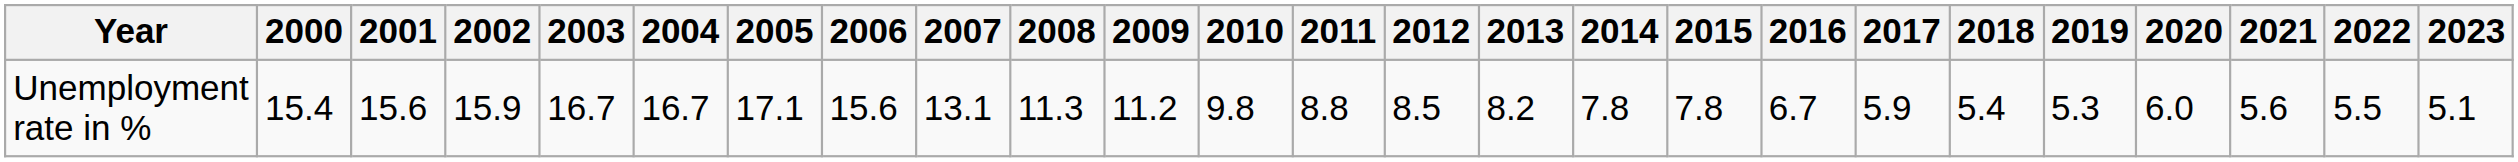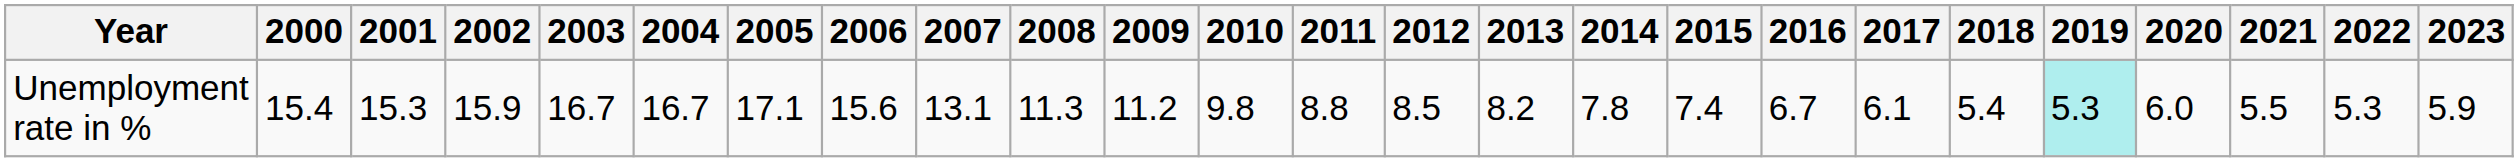(393, 107) 15.6 -> (393, 107) 15.3
(1699, 107) 7.8 -> (1699, 107) 7.4
(1887, 107) 5.9 -> (1887, 107) 6.1
(2075, 107) no background -> (2075, 107) paleturquoise background
(2264, 107) 5.6 -> (2264, 107) 5.5
(2358, 107) 5.5 -> (2358, 107) 5.3
(2452, 107) 5.1 -> (2452, 107) 5.9
